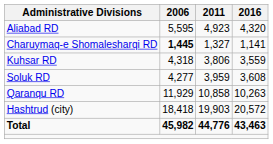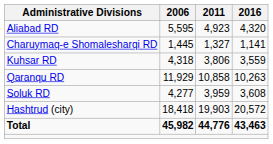(181, 45) bold -> (181, 45) normal
rows swapped: (35, 93) <-> (28, 77)
